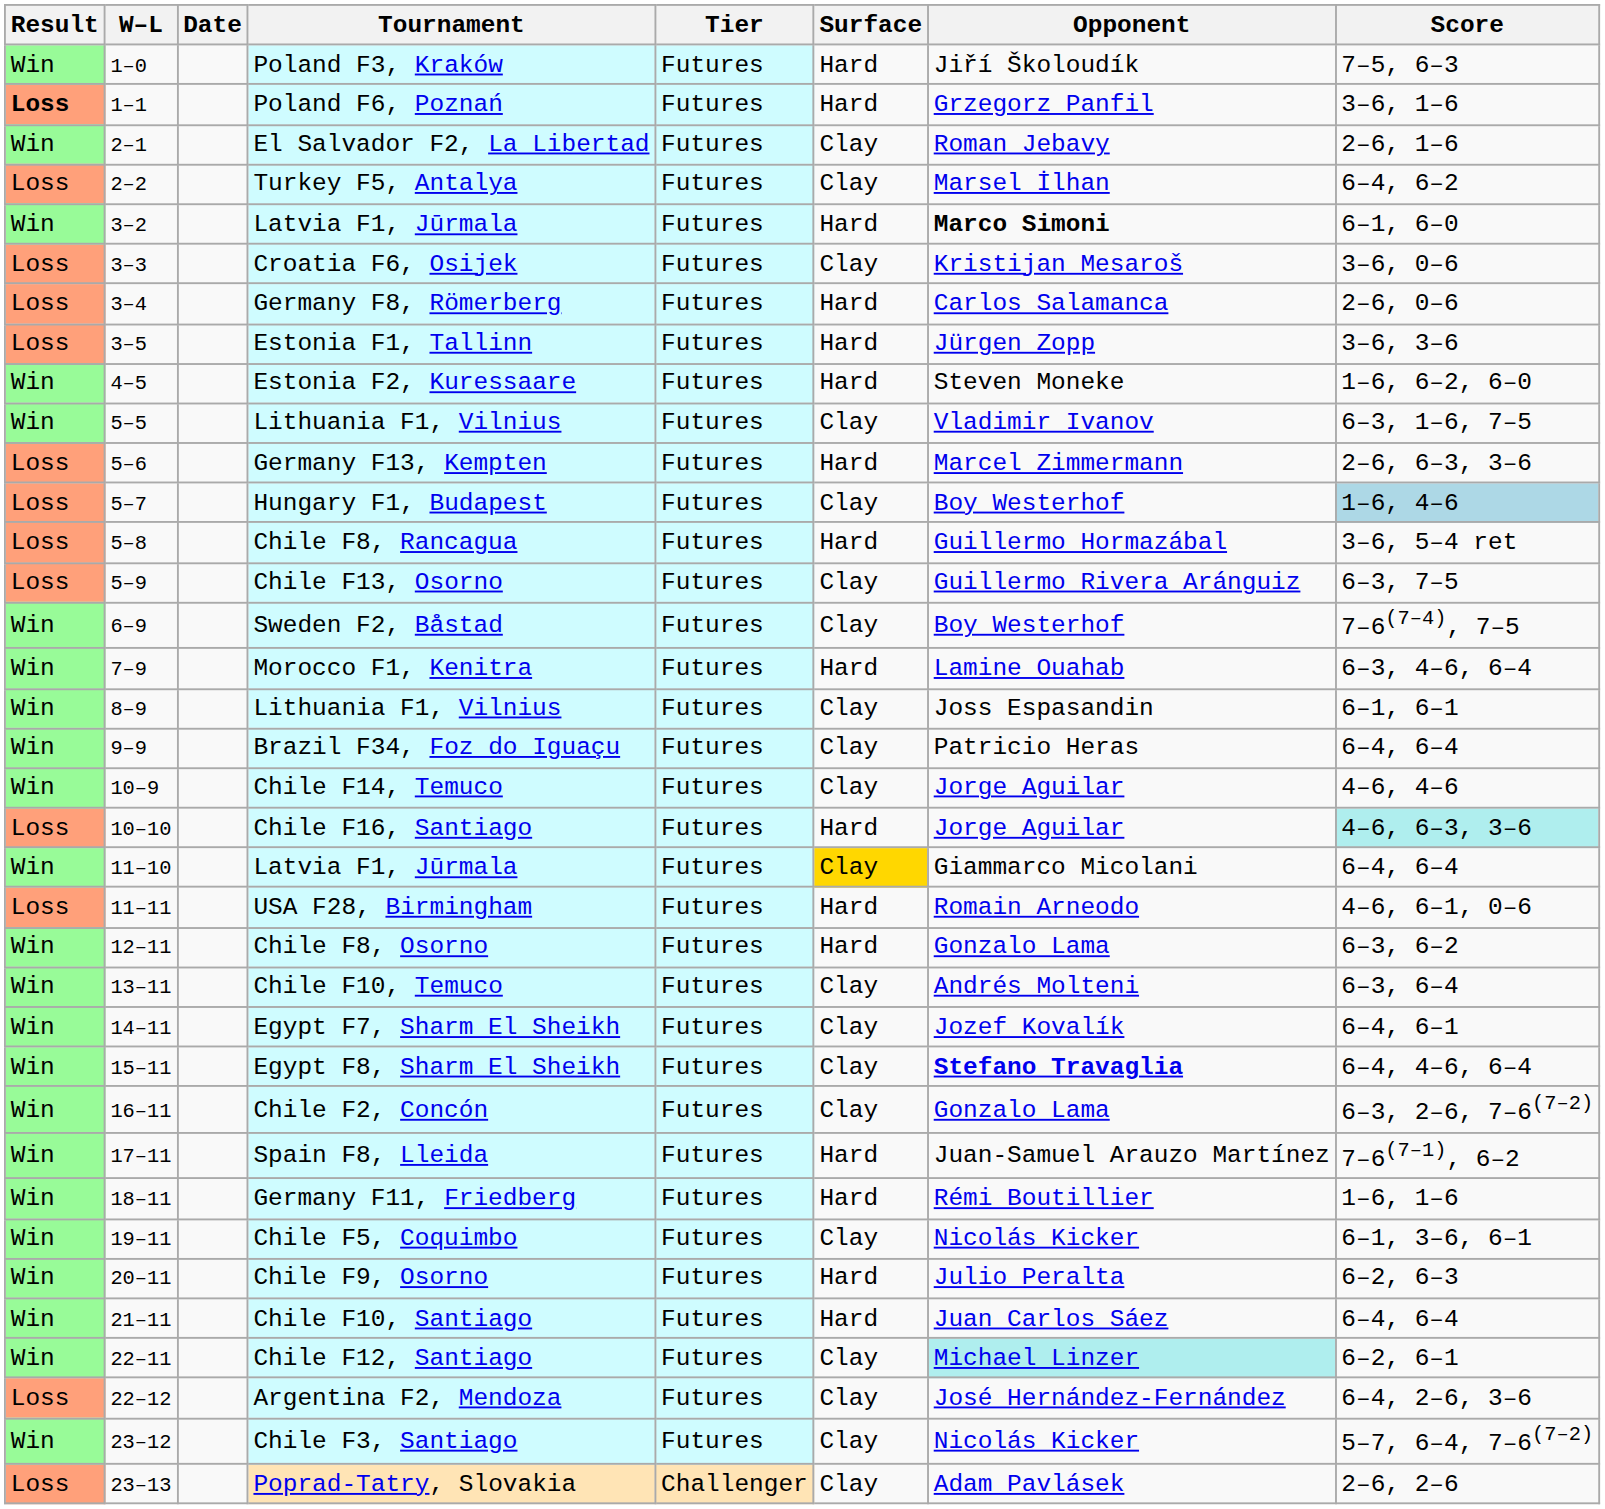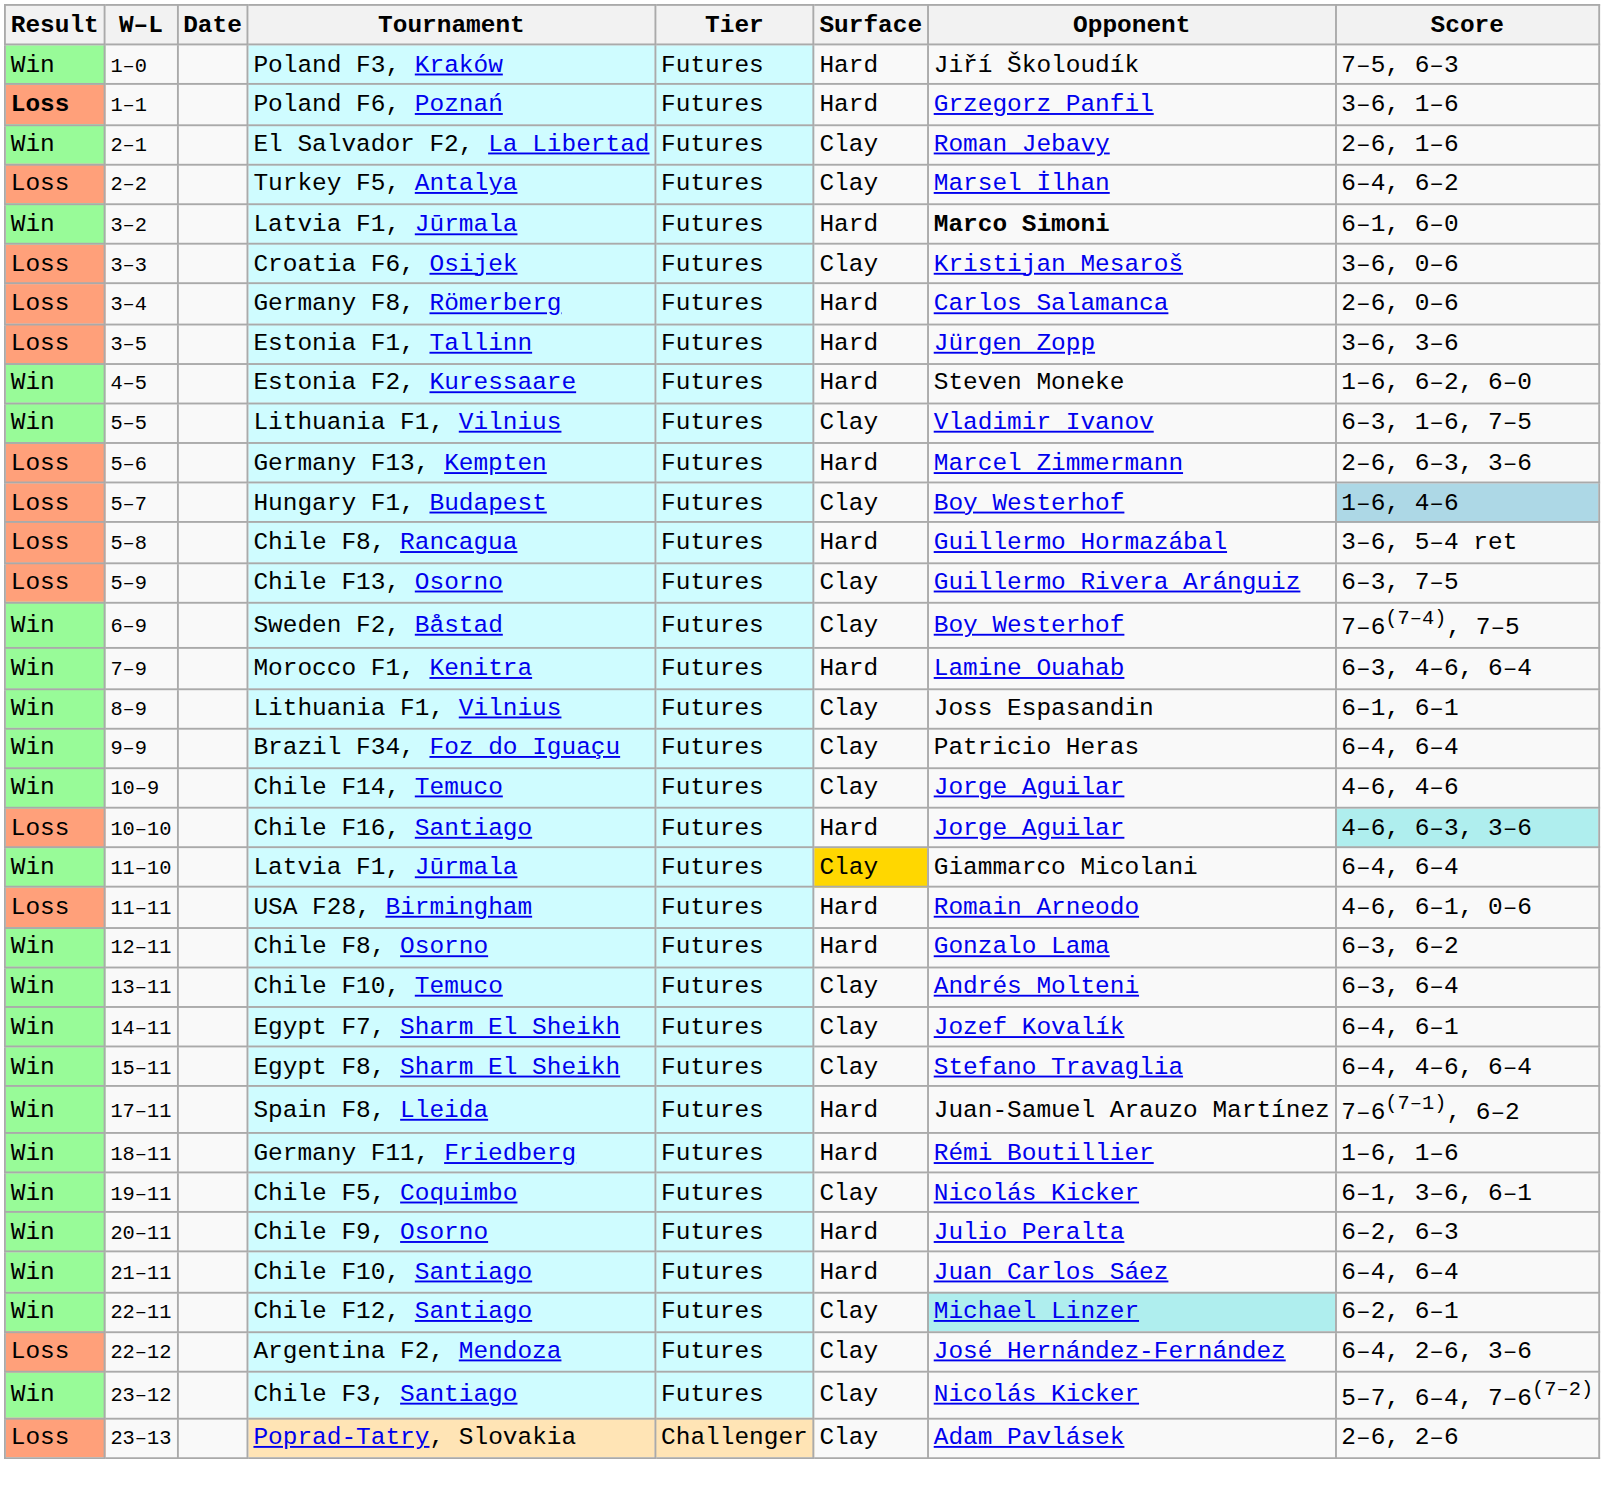(1058, 1067) bold -> (1058, 1067) normal
- row: (141, 1111)
